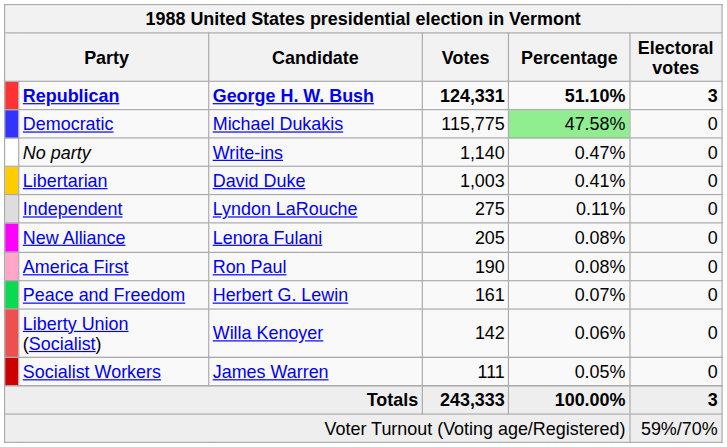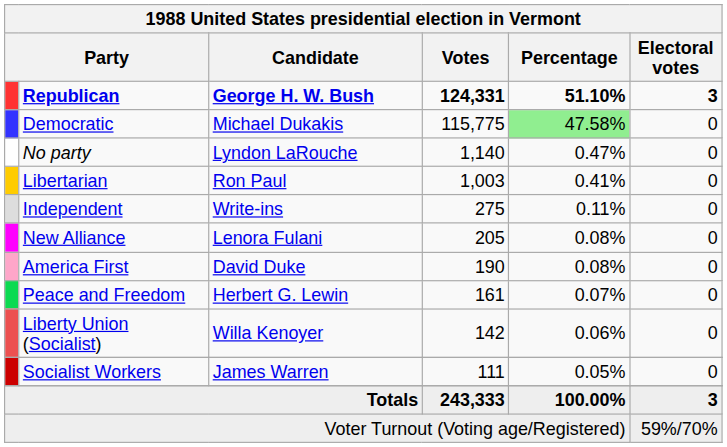(248, 153) Write-ins -> (285, 153) Lyndon LaRouche
(259, 181) David Duke -> (250, 181) Ron Paul
(285, 209) Lyndon LaRouche -> (248, 209) Write-ins
(250, 266) Ron Paul -> (259, 266) David Duke
